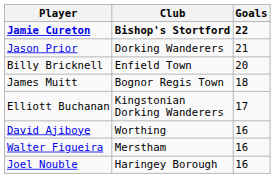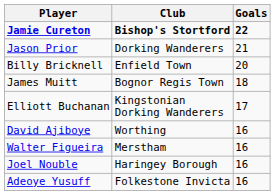+ row: (49, 182)
